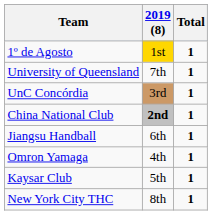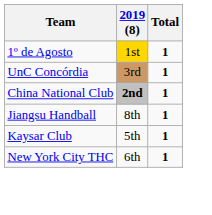- row: (73, 72)
(158, 136) 6th -> (132, 115) 8th
- row: (48, 157)
(158, 199) 8th -> (132, 157) 6th
